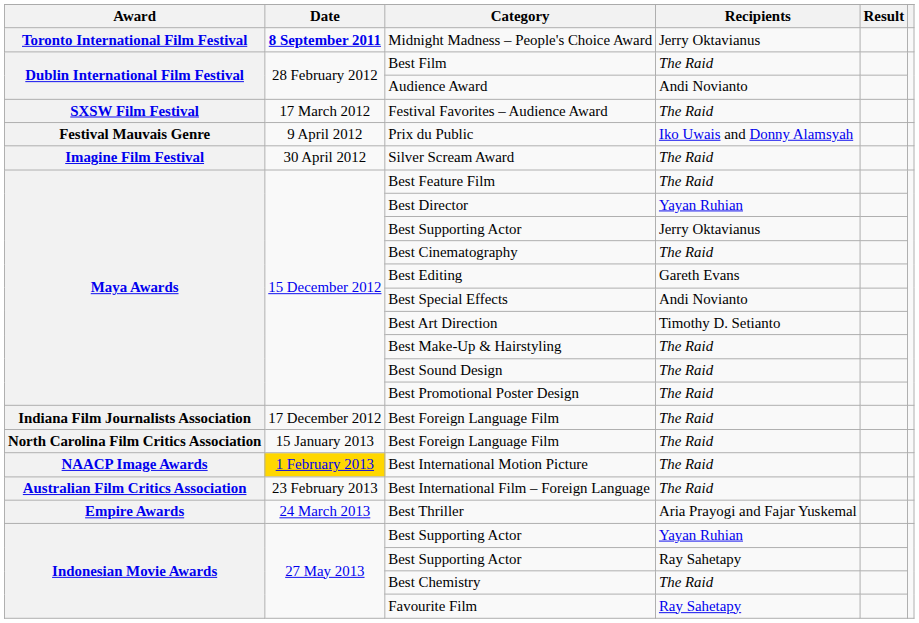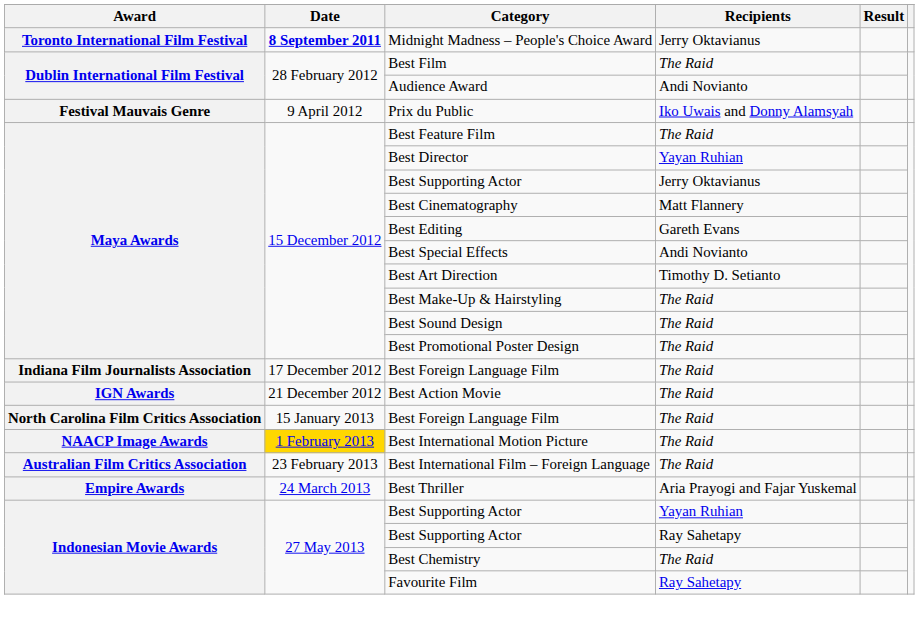- row: (135, 110)
- row: (135, 157)
(686, 252) The Raid -> (701, 205) Matt Flannery
+ row: (135, 393)
